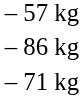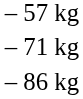rows swapped: (42, 81) <-> (42, 47)
